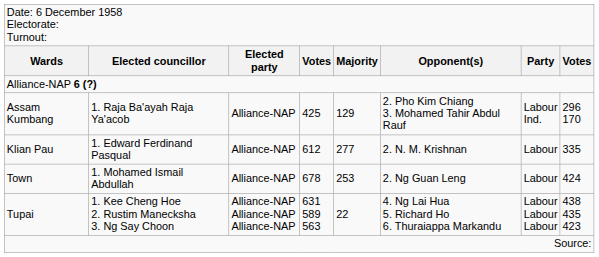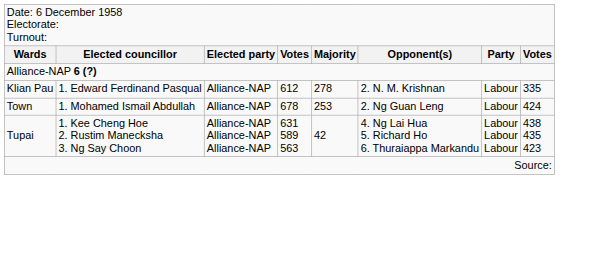- row: (30, 113)
(345, 149) 277 -> (323, 89) 278
(342, 214) 22 -> (320, 136) 42
